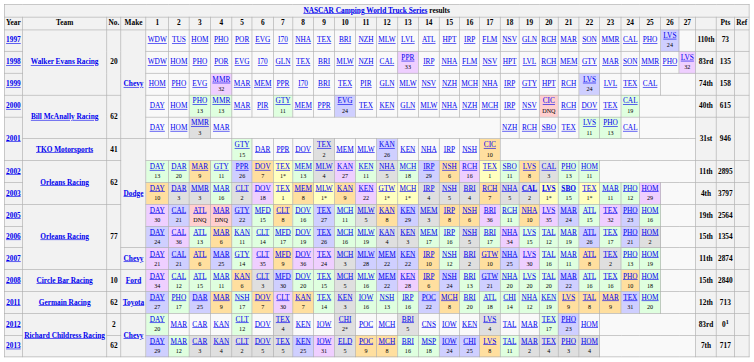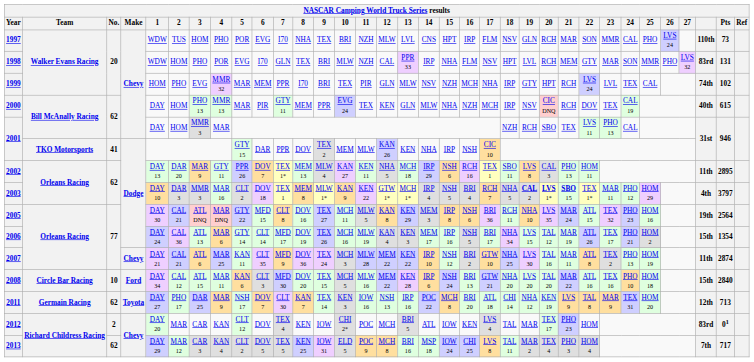(429, 40) ATL -> (429, 40) CNS
(725, 62) 135 -> (725, 62) 131
(725, 84) 158 -> (725, 84) 102
(242, 236) KAN 11 -> (242, 236) GTY 14
(242, 258) GTY 14 -> (242, 258) KAN 11
(429, 324) CNS -> (429, 324) ATL
